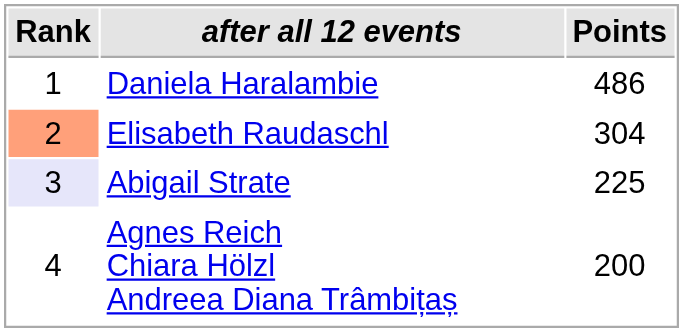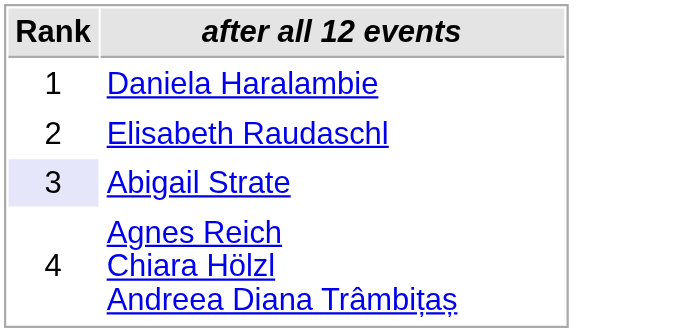- column: (620, 32)
(53, 133) lightsalmon background -> (53, 133) no background
